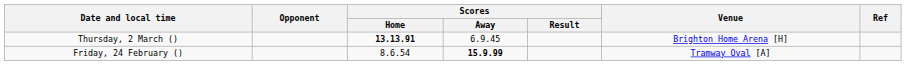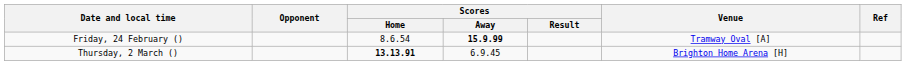rows swapped: (128, 53) <-> (128, 39)
